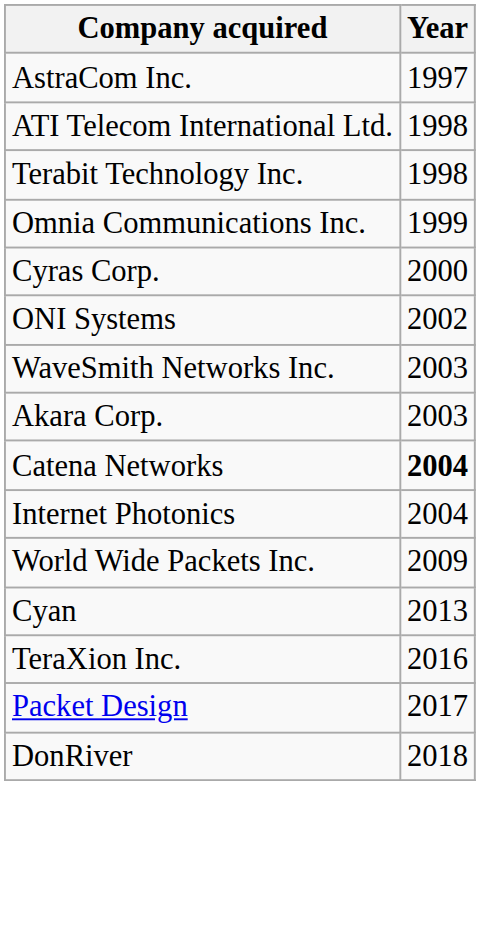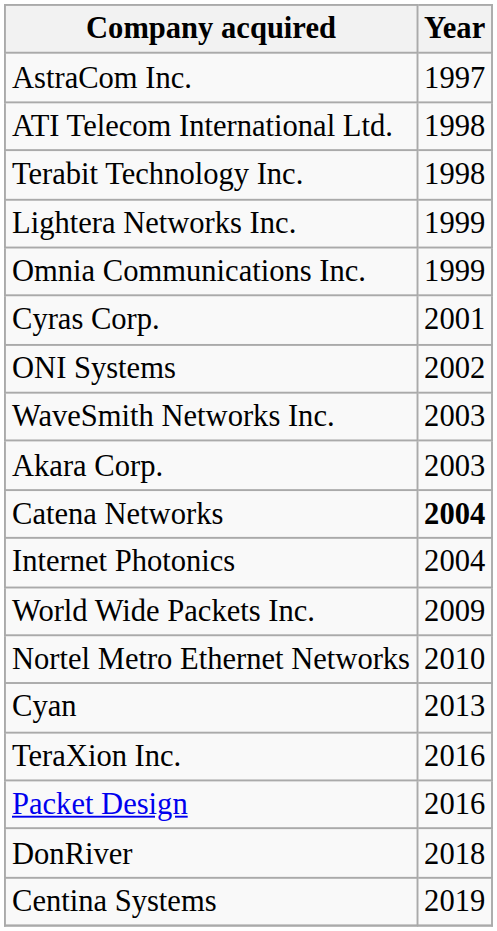+ row: (154, 222)
(438, 271) 2000 -> (455, 319) 2001
+ row: (211, 658)
(438, 707) 2017 -> (455, 804) 2016
+ row: (114, 901)
